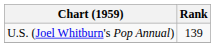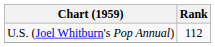(194, 33) 139 -> (194, 33) 112
